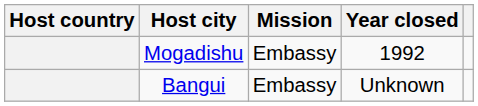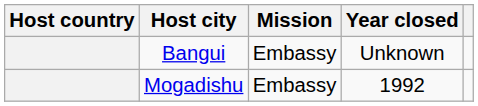rows swapped: (194, 85) <-> (194, 52)
